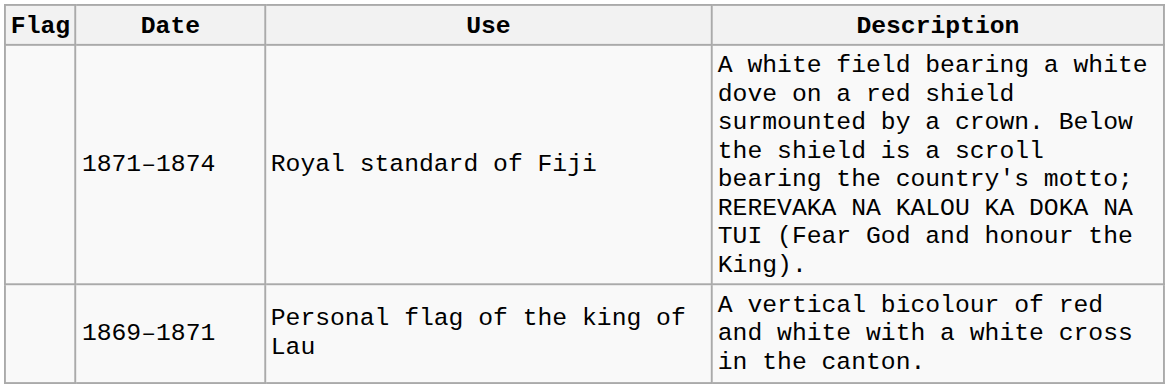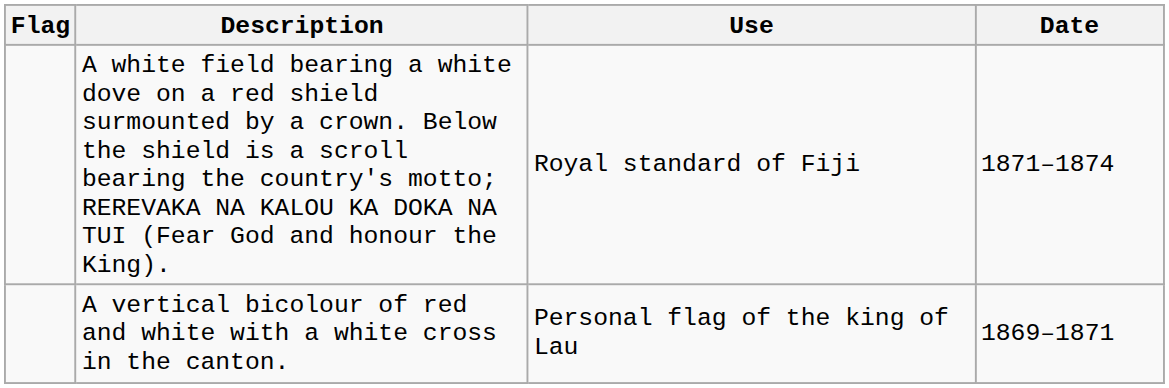columns swapped: (170, 25) <-> (938, 25)
